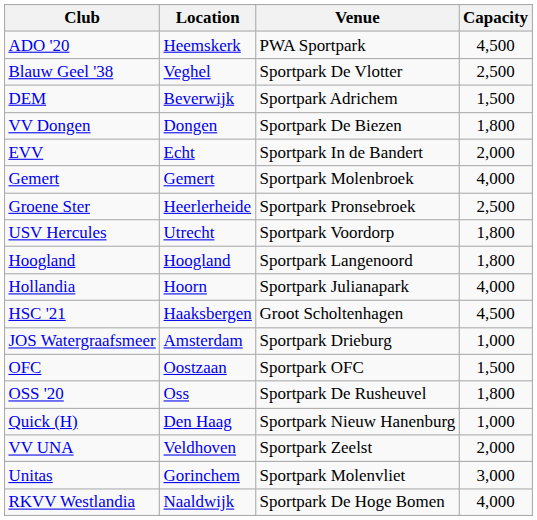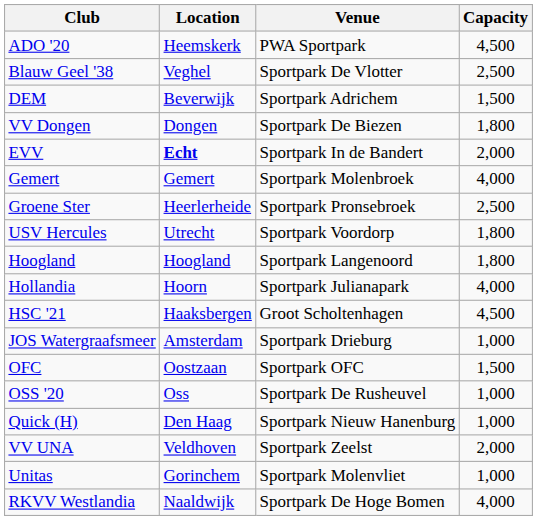(179, 152) normal -> (181, 152) bold
(496, 394) 1,800 -> (496, 394) 1,000
(496, 475) 3,000 -> (496, 475) 1,000
